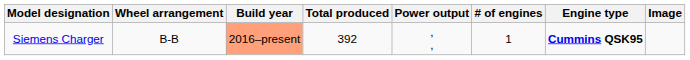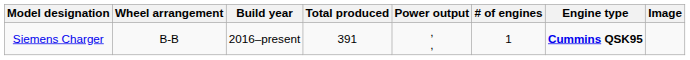(264, 38) lightsalmon background -> (264, 38) no background
(347, 38) 392 -> (347, 38) 391
